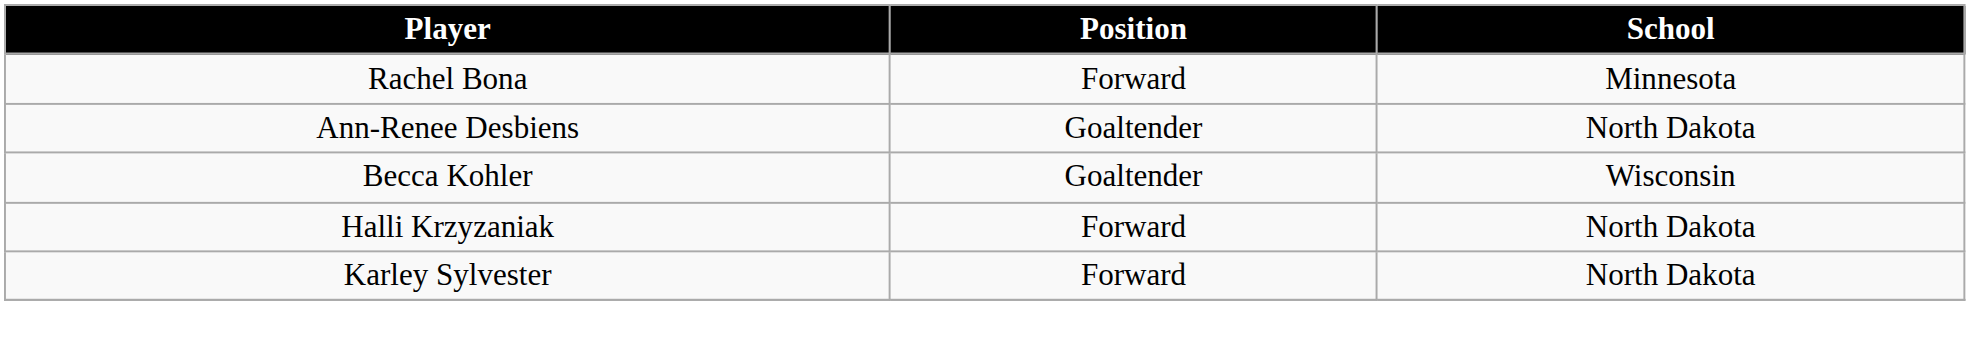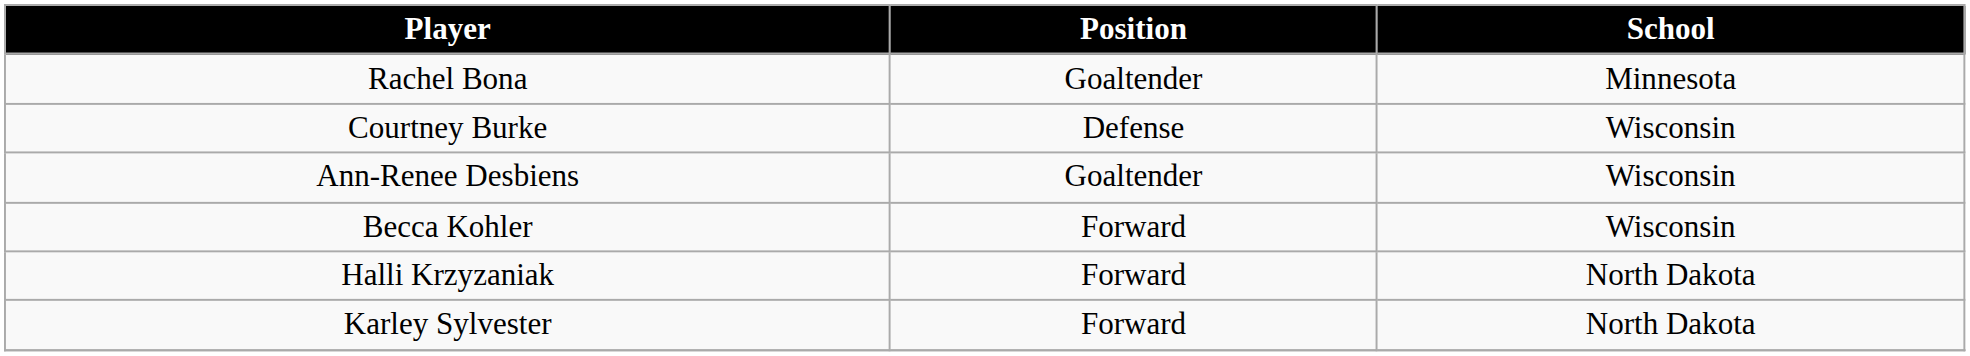(1134, 78) Forward -> (1133, 78) Goaltender
+ row: (448, 127)
(1671, 127) North Dakota -> (1671, 176) Wisconsin
(1133, 176) Goaltender -> (1134, 226) Forward
